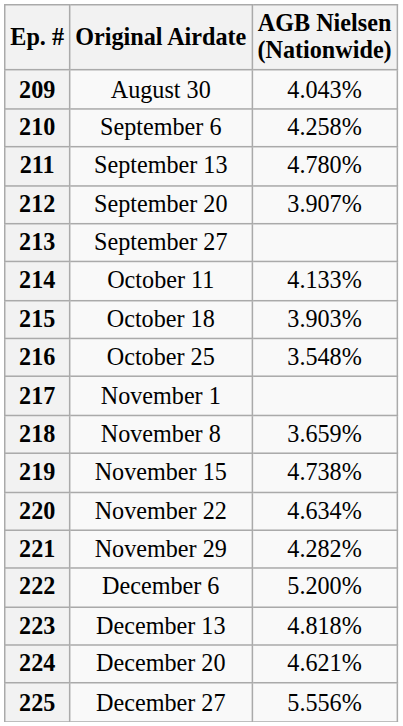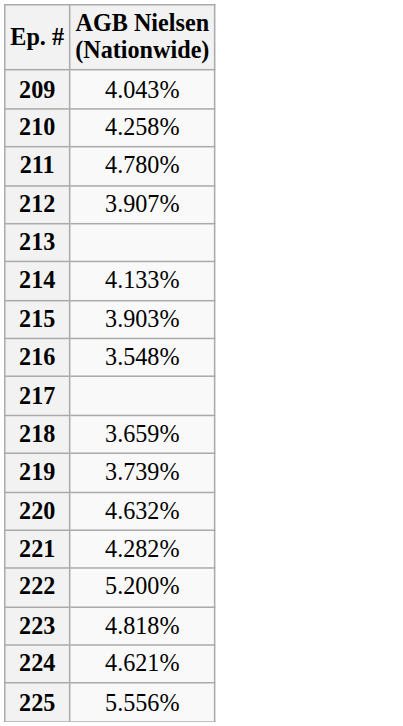- column: (161, 37)
(325, 472) 4.738% -> (142, 472) 3.739%
(325, 510) 4.634% -> (142, 510) 4.632%
